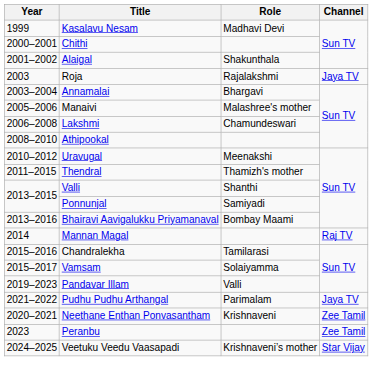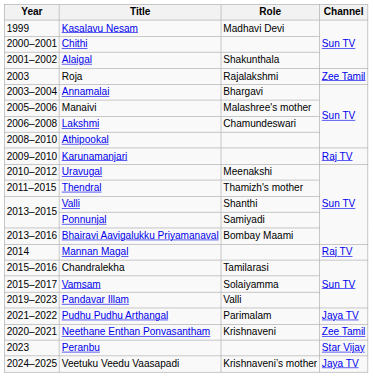(340, 76) Jaya TV -> (344, 76) Zee Tamil
+ row: (95, 156)
(344, 332) Zee Tamil -> (343, 348) Star Vijay
(343, 348) Star Vijay -> (340, 364) Jaya TV
